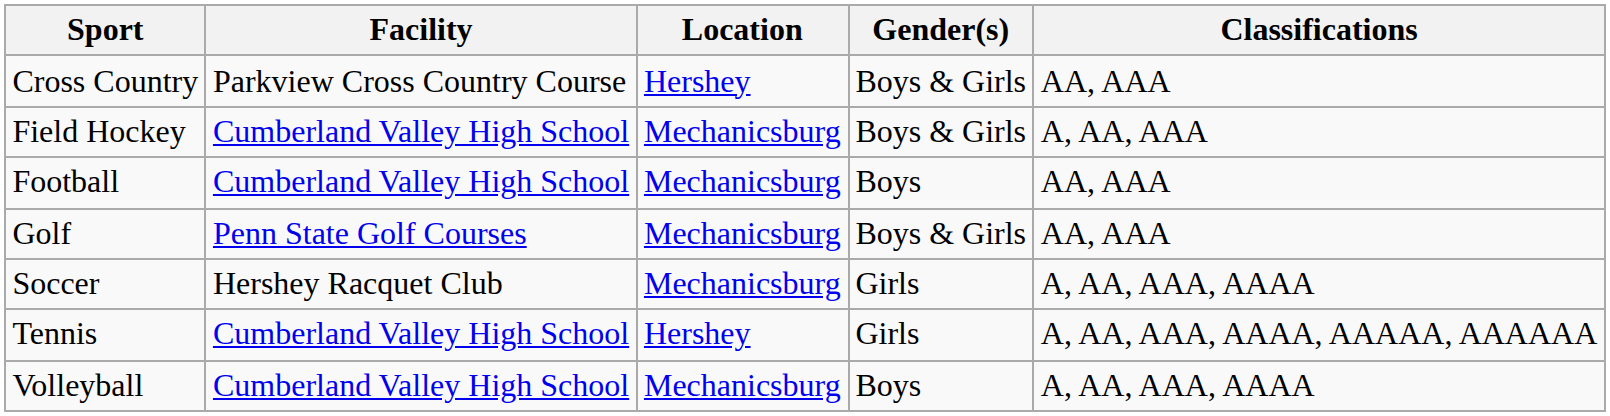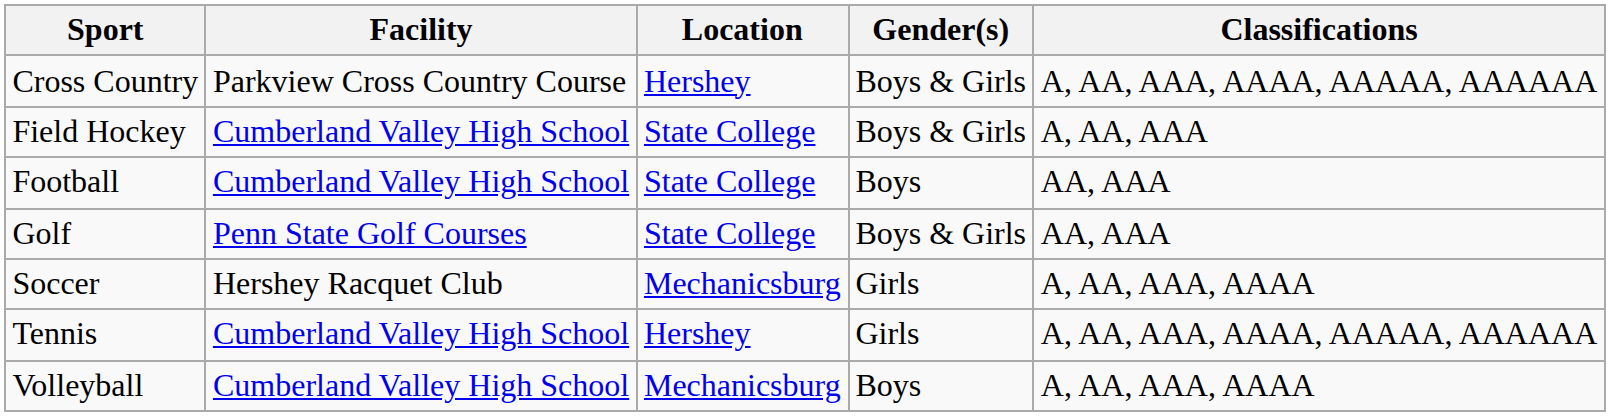(1106, 80) AA, AAA -> (1319, 80) A, AA, AAA, AAAA, AAAAA, AAAAAA
(742, 131) Mechanicsburg -> (730, 131) State College
(742, 182) Mechanicsburg -> (730, 182) State College
(742, 232) Mechanicsburg -> (730, 232) State College
